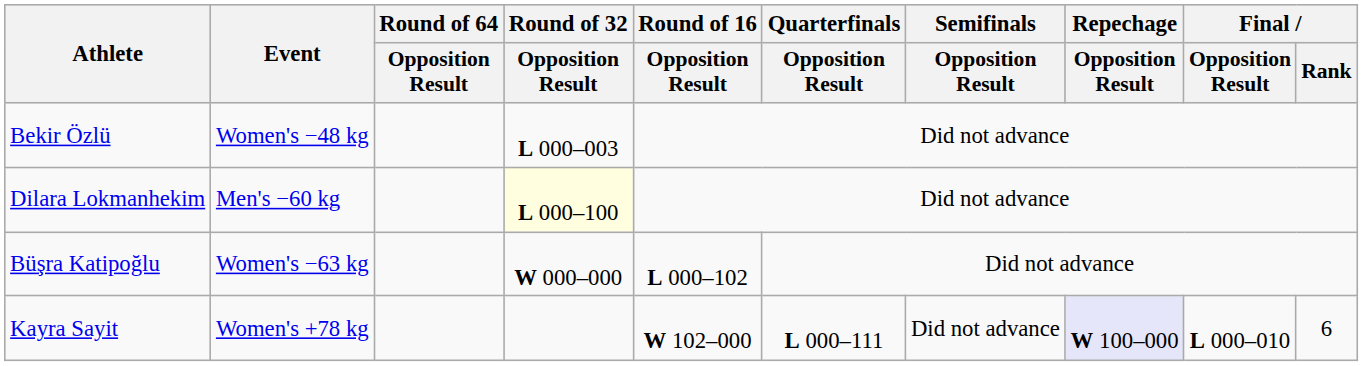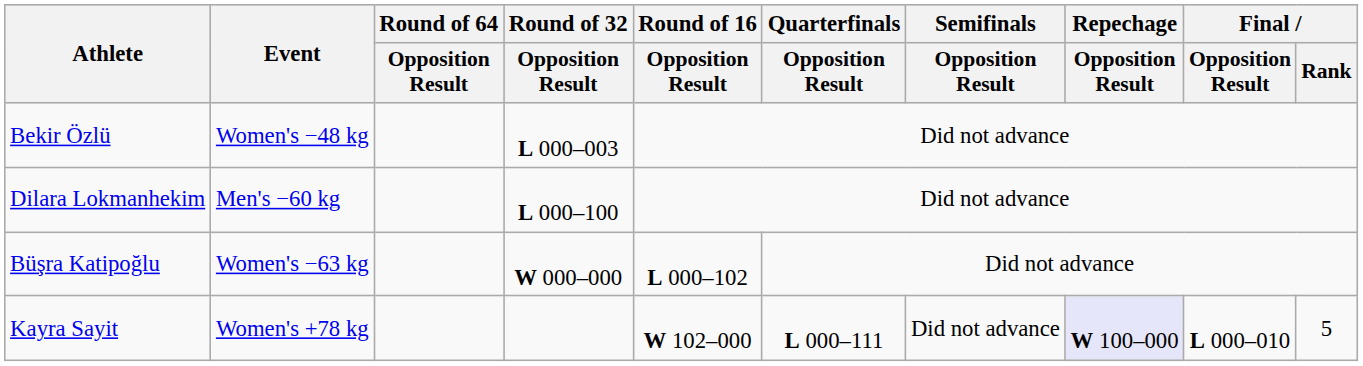(568, 213) lightyellow background -> (568, 213) no background
(1326, 328) 6 -> (1326, 328) 5
